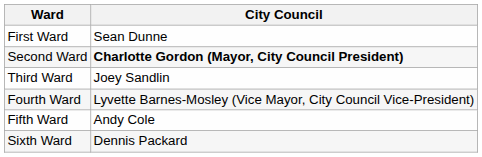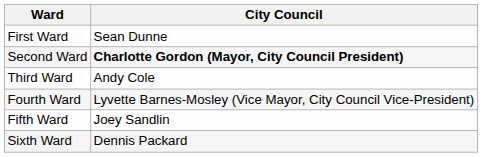(132, 78) Joey Sandlin -> (124, 78) Andy Cole
(124, 120) Andy Cole -> (132, 120) Joey Sandlin
